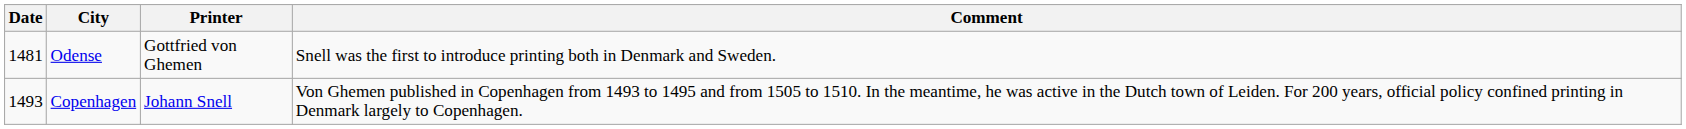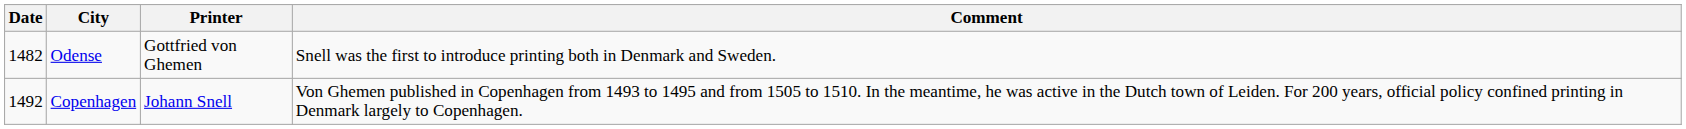(26, 54) 1481 -> (26, 54) 1482
(26, 101) 1493 -> (26, 101) 1492
